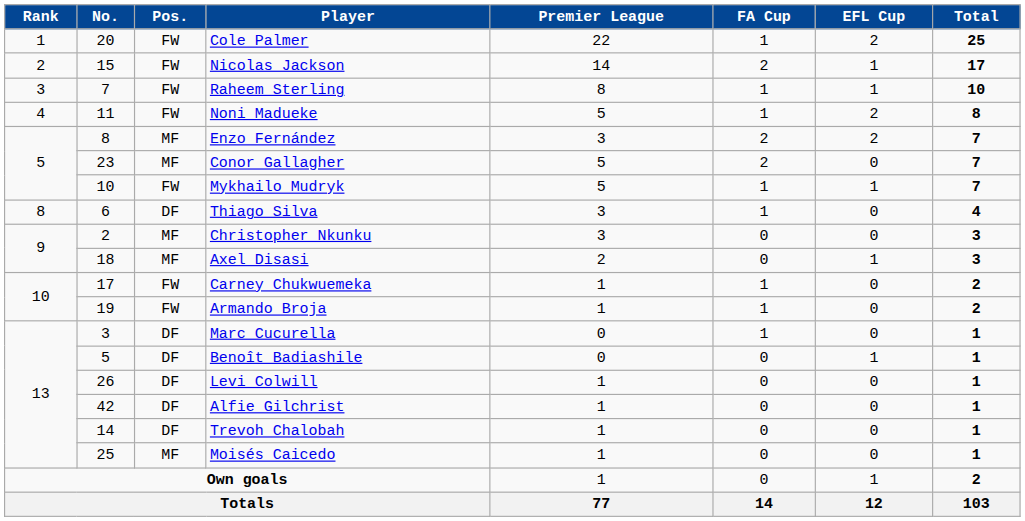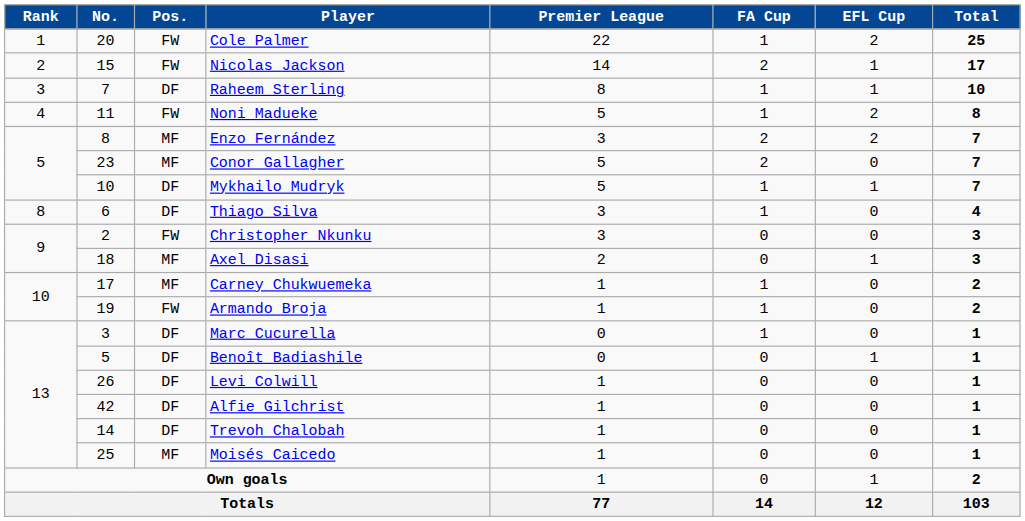(170, 90) FW -> (170, 90) DF
(170, 187) FW -> (170, 187) DF
(170, 236) MF -> (170, 236) FW
(170, 285) FW -> (170, 285) MF
